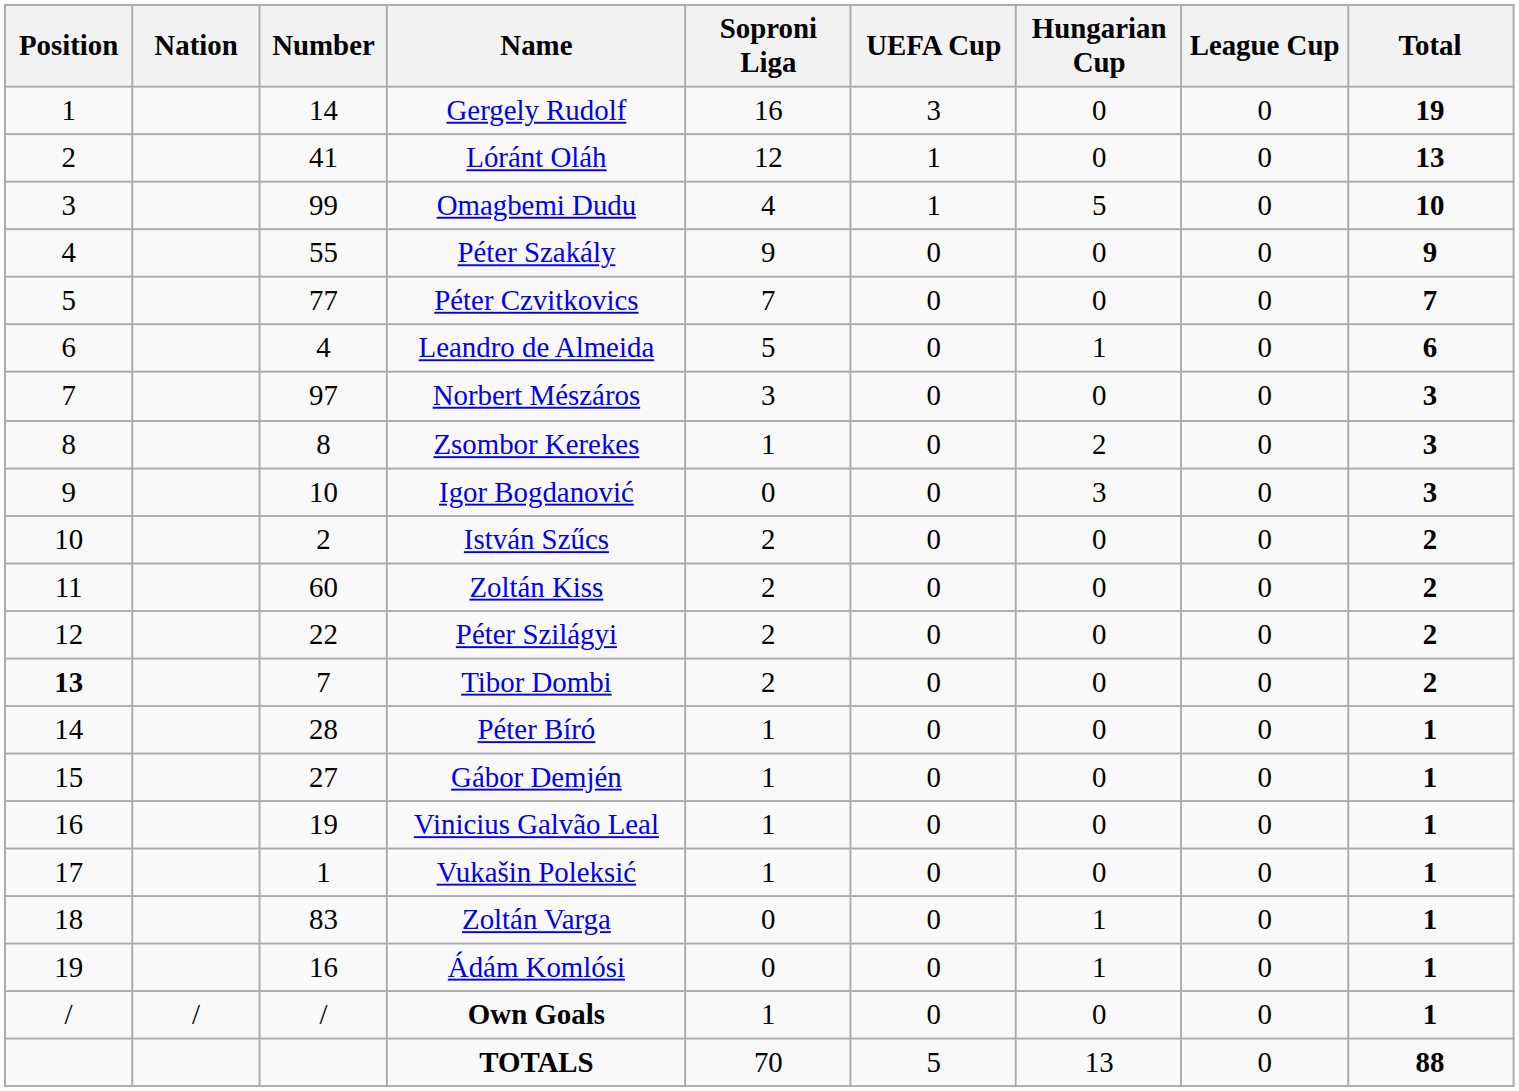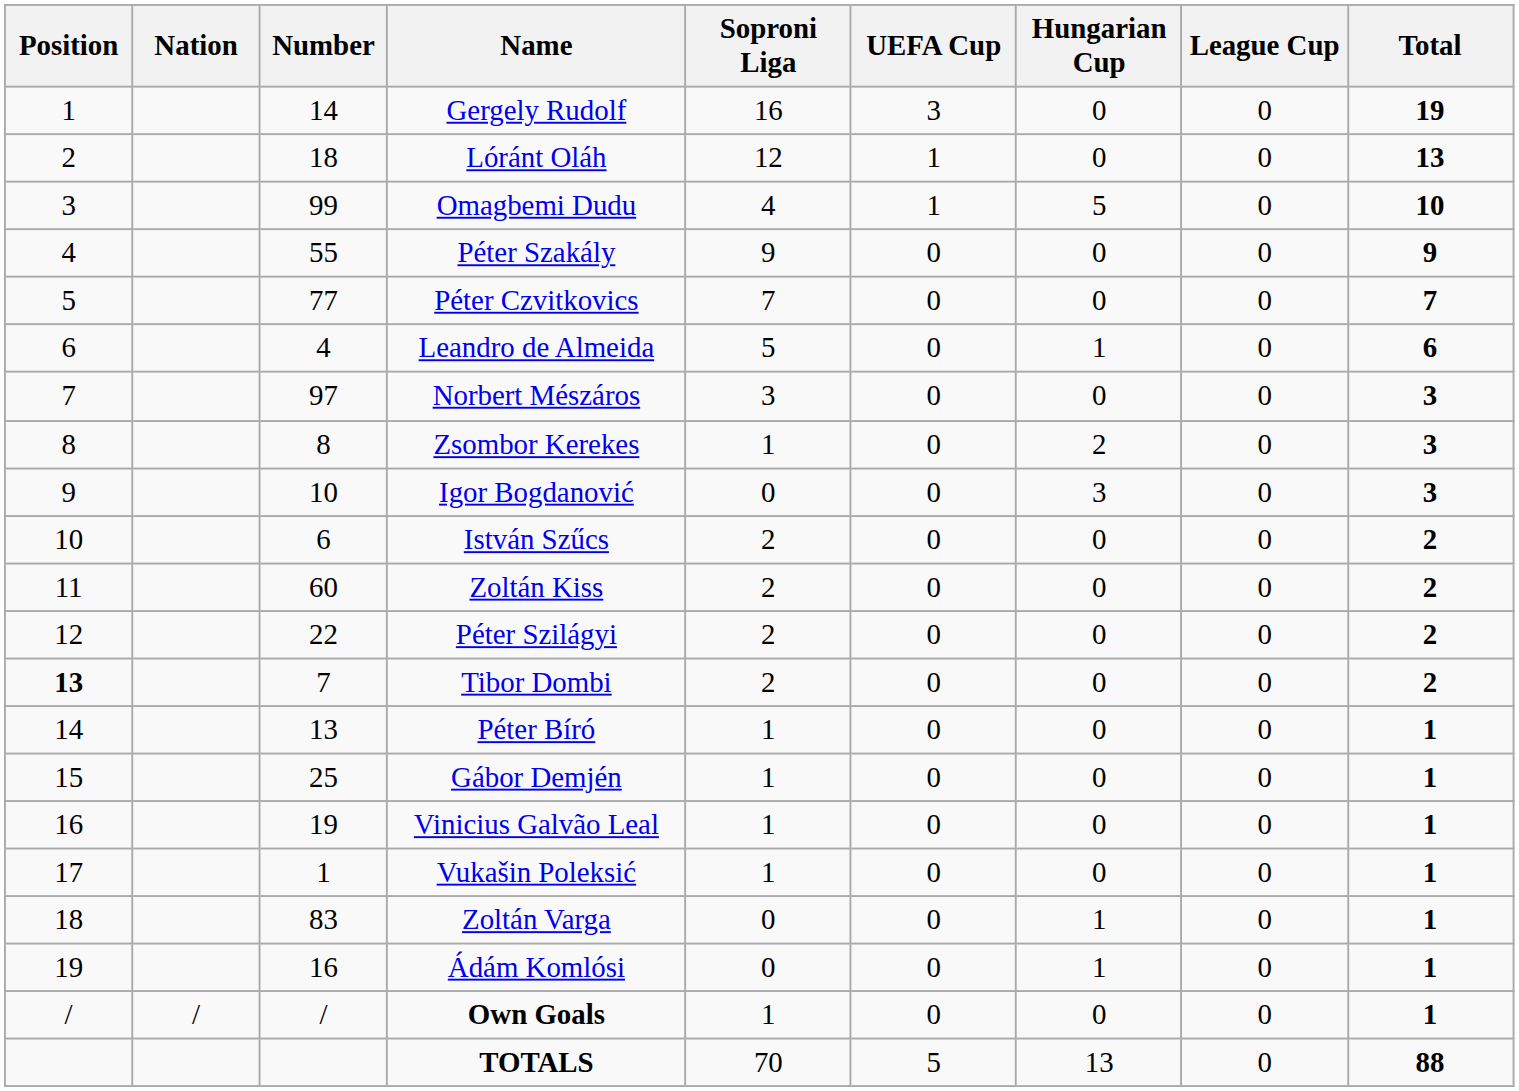(323, 157) 41 -> (323, 157) 18
(323, 538) 2 -> (323, 538) 6
(323, 729) 28 -> (323, 729) 13
(323, 776) 27 -> (323, 776) 25
